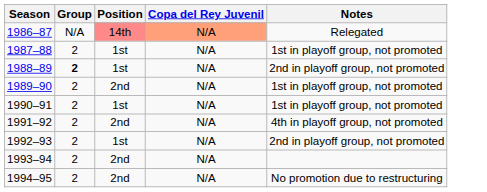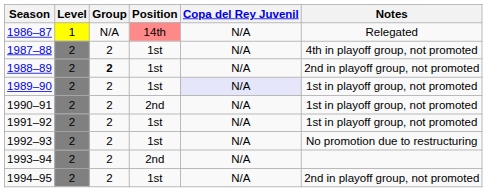+ column: (72, 14)
(206, 32) lightsalmon background -> (241, 32) no background
(357, 50) 1st in playoff group, not promoted -> (392, 50) 4th in playoff group, not promoted
(120, 87) 2nd -> (155, 87) 1st
(206, 87) no background -> (241, 87) lavender background
(120, 105) 1st -> (155, 105) 2nd
(120, 123) 2nd -> (155, 123) 1st
(357, 123) 4th in playoff group, not promoted -> (392, 123) 1st in playoff group, not promoted
(357, 141) 2nd in playoff group, not promoted -> (392, 141) No promotion due to restructuring
(120, 178) 2nd -> (155, 178) 1st
(357, 178) No promotion due to restructuring -> (392, 178) 2nd in playoff group, not promoted
